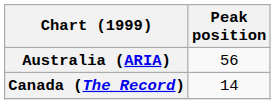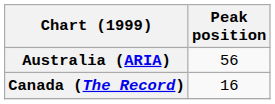(229, 85) 14 -> (229, 85) 16
